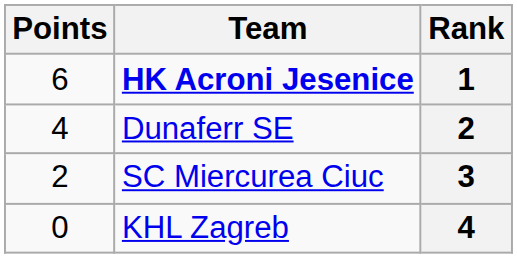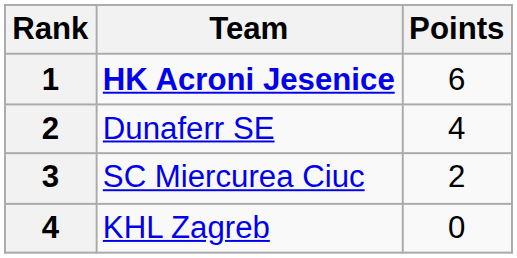columns swapped: (466, 29) <-> (60, 29)
